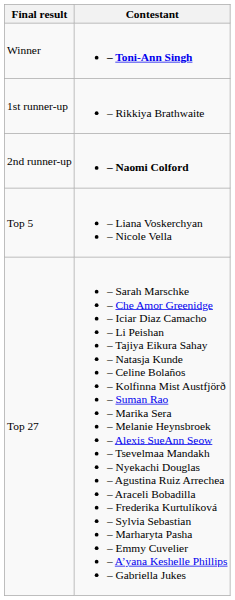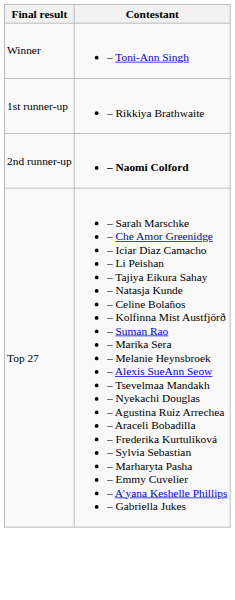(152, 58) bold -> (152, 58) normal
- row: (20, 223)
